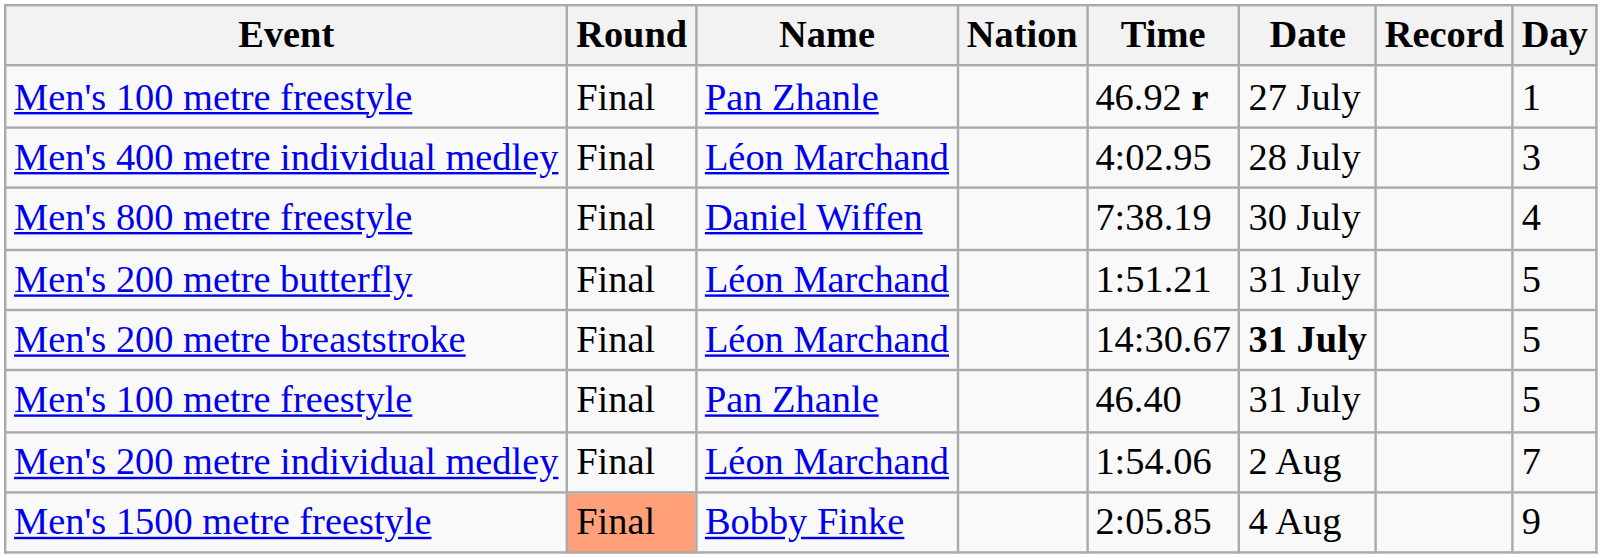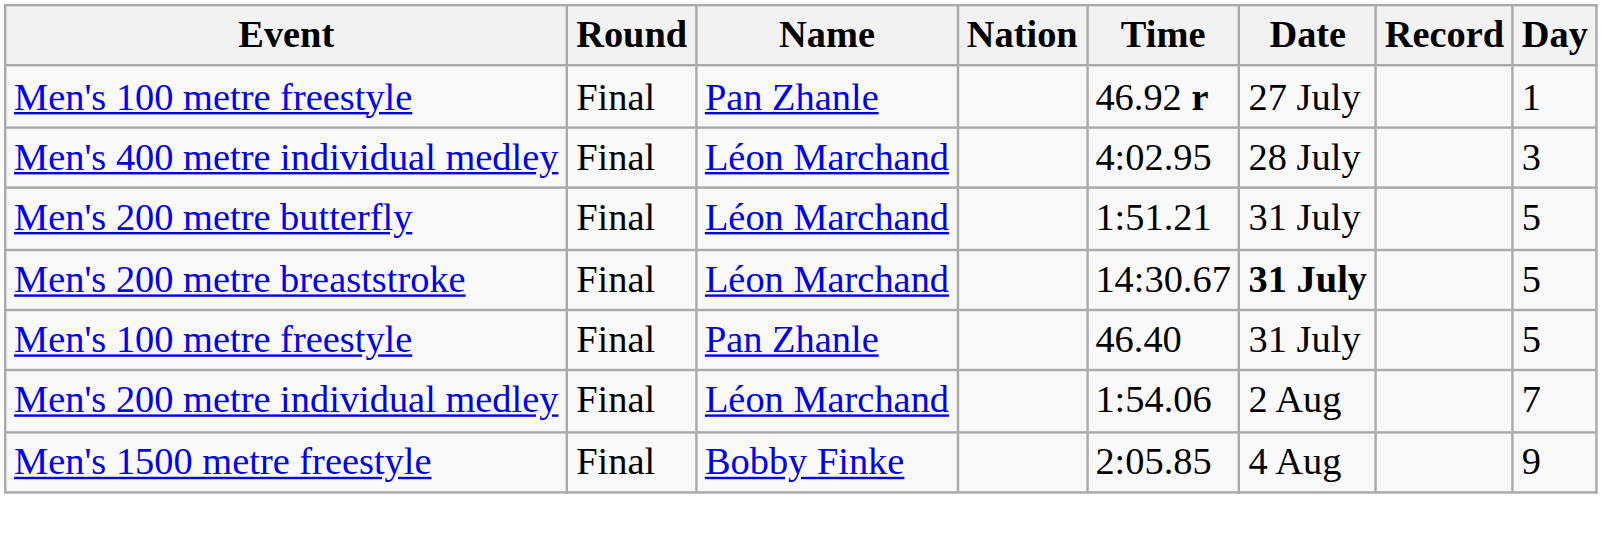- row: (213, 217)
(616, 522) lightsalmon background -> (616, 461) no background
